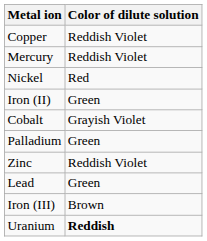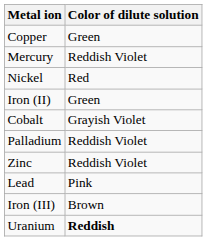(107, 36) Reddish Violet -> (84, 36) Green
(84, 141) Green -> (107, 141) Reddish Violet
(84, 183) Green -> (80, 183) Pink
